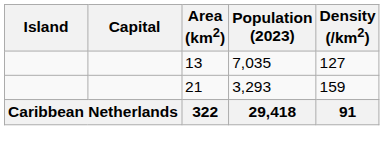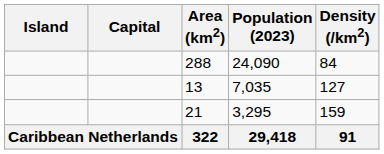+ row: (198, 63)
(252, 87) 3,293 -> (252, 112) 3,295
